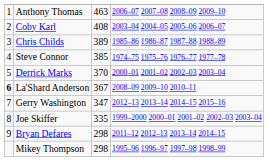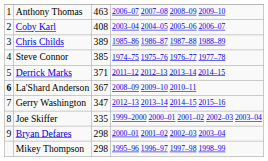(101, 73) 370 -> (101, 73) 371
(169, 73) 2000–01 2001–02 2002–03 2003–04 -> (169, 73) 2011–12 2012–13 2013–14 2014–15
(169, 133) 2011–12 2012–13 2013–14 2014–15 -> (169, 133) 2000–01 2001–02 2002–03 2003–04
